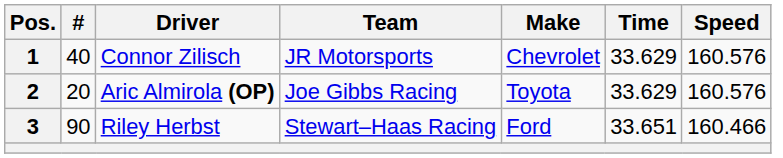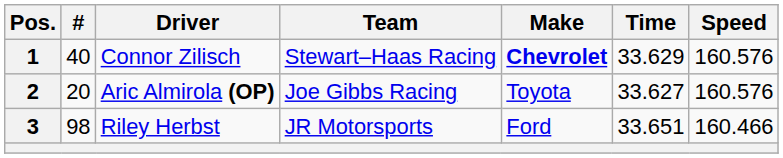(359, 57) JR Motorsports -> (390, 57) Stewart–Haas Racing
(553, 57) normal -> (557, 57) bold
(644, 92) 33.629 -> (651, 92) 33.627
(78, 126) 90 -> (78, 126) 98
(390, 126) Stewart–Haas Racing -> (359, 126) JR Motorsports
